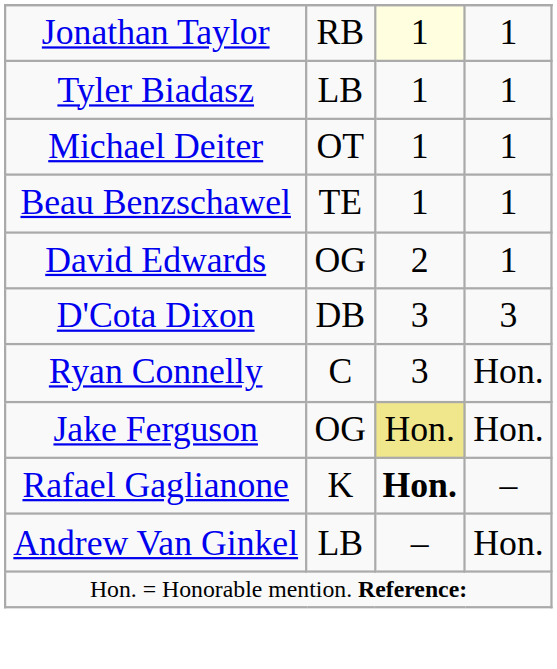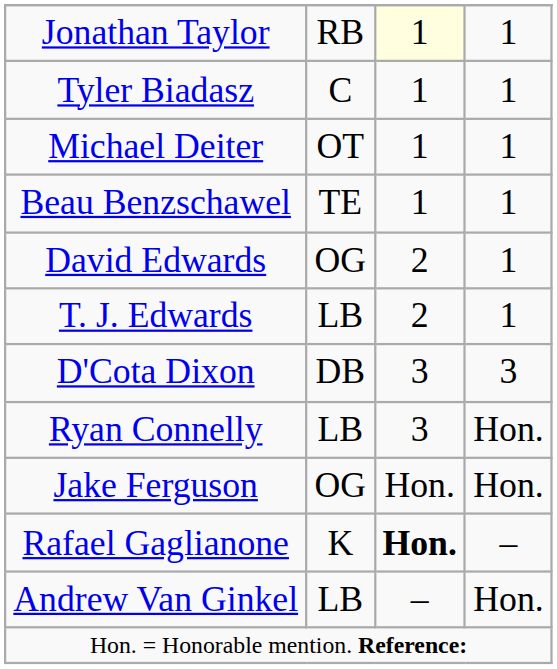(340, 89) LB -> (340, 89) C
+ row: (156, 315)
(340, 372) C -> (340, 428) LB
(420, 428) khaki background -> (420, 485) no background
